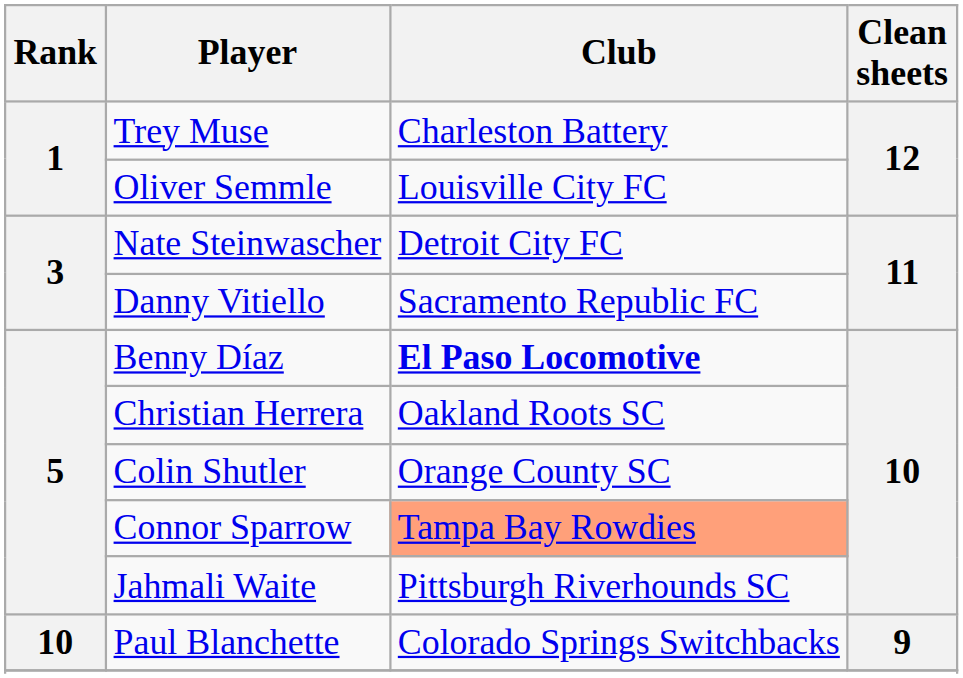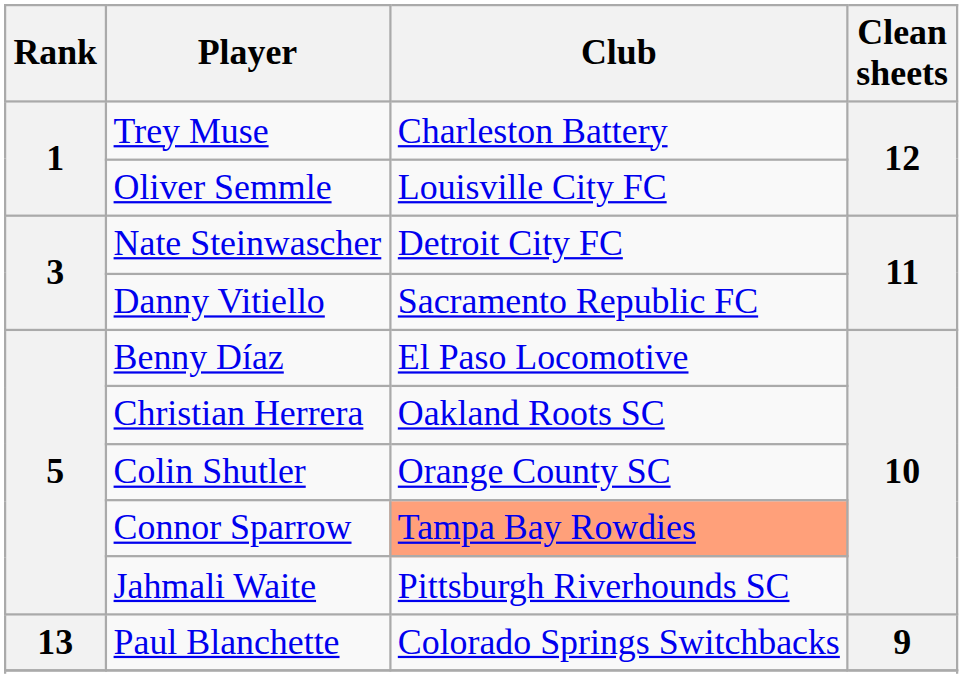(549, 357) bold -> (543, 357) normal
(55, 641) 10 -> (55, 641) 13
